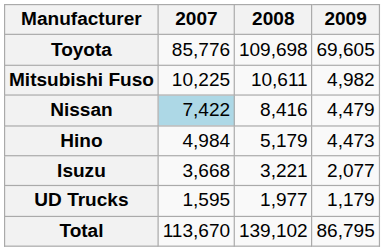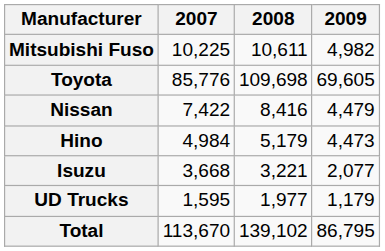rows swapped: (81, 49) <-> (81, 79)
(206, 110) lightblue background -> (206, 110) no background
